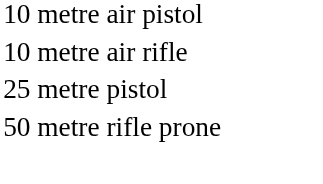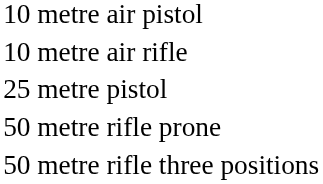+ row: (161, 164)
